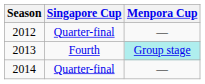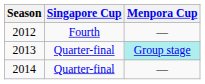(84, 32) Quarter-final -> (84, 32) Fourth
(84, 50) Fourth -> (84, 50) Quarter-final
